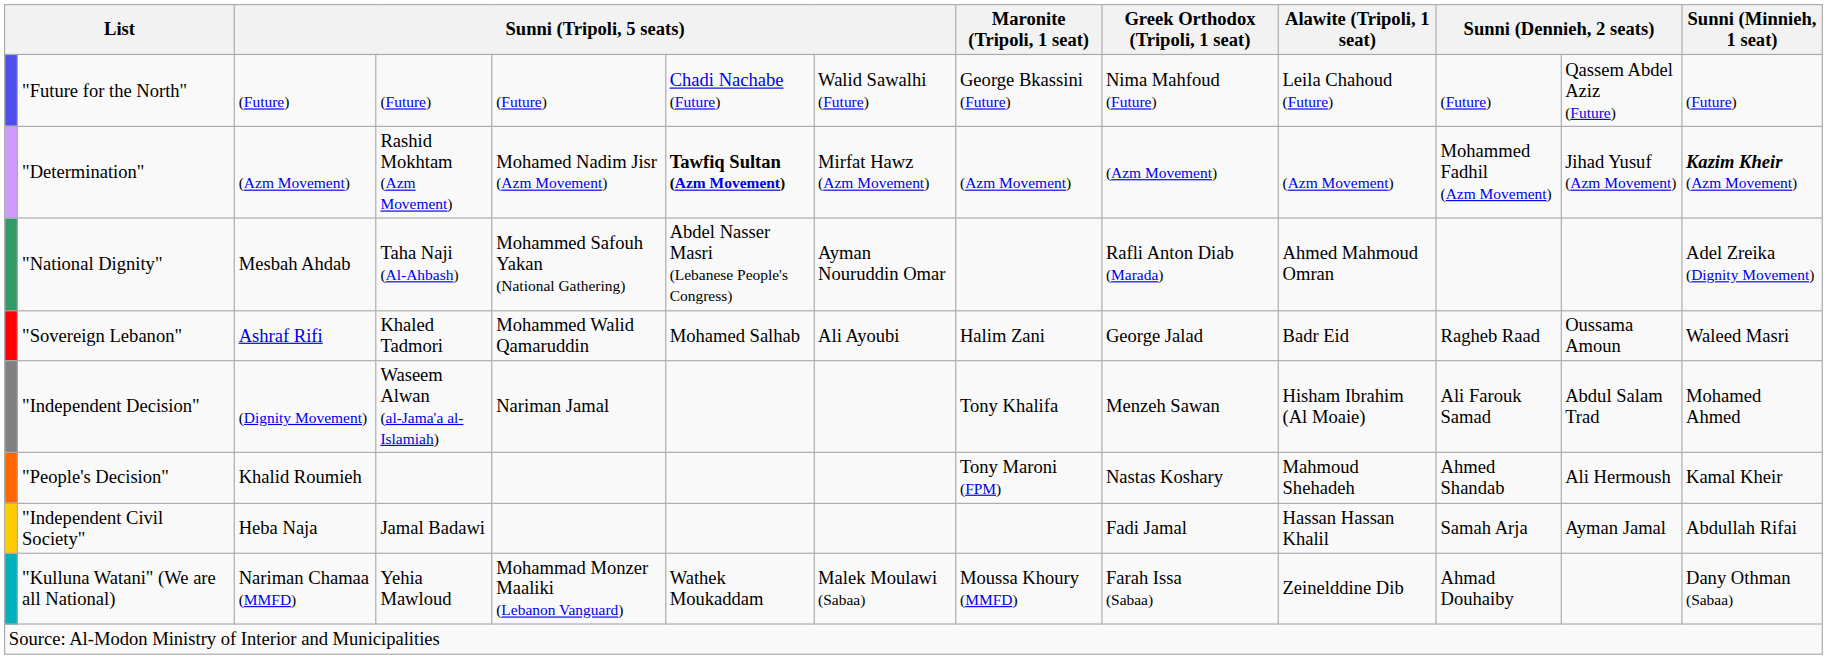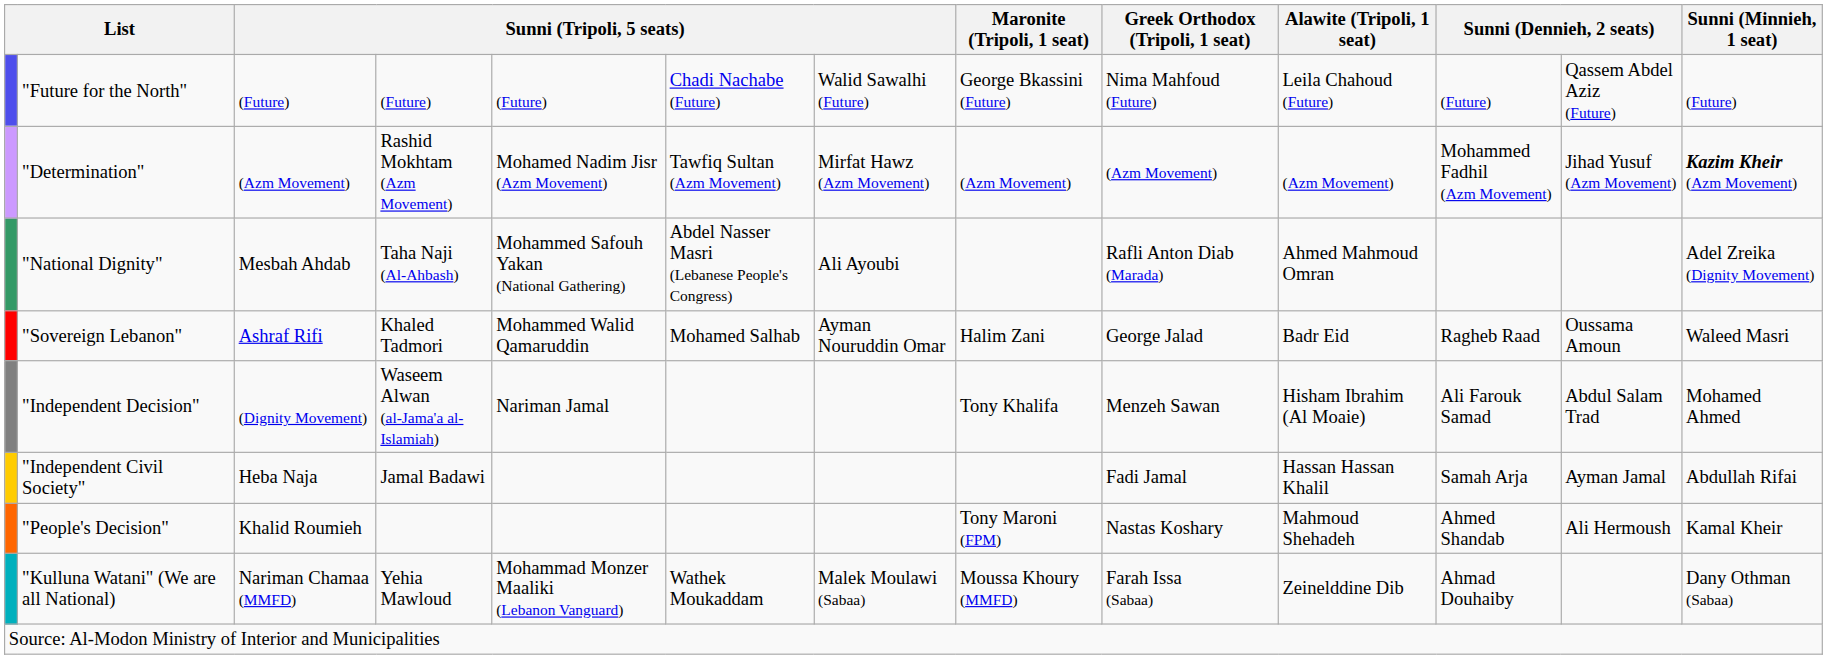(727, 172) bold -> (725, 172) normal
(882, 264) Ayman Nouruddin Omar -> (859, 264) Ali Ayoubi
(859, 335) Ali Ayoubi -> (882, 335) Ayman Nouruddin Omar
rows swapped: (95, 477) <-> (93, 528)
